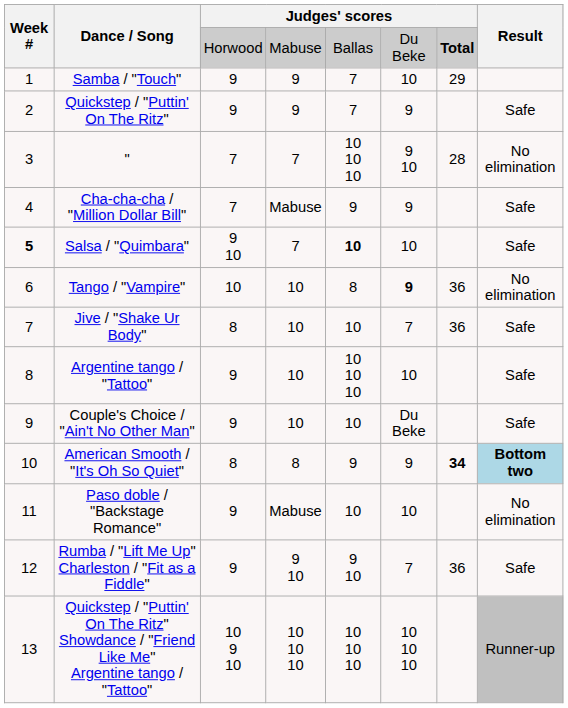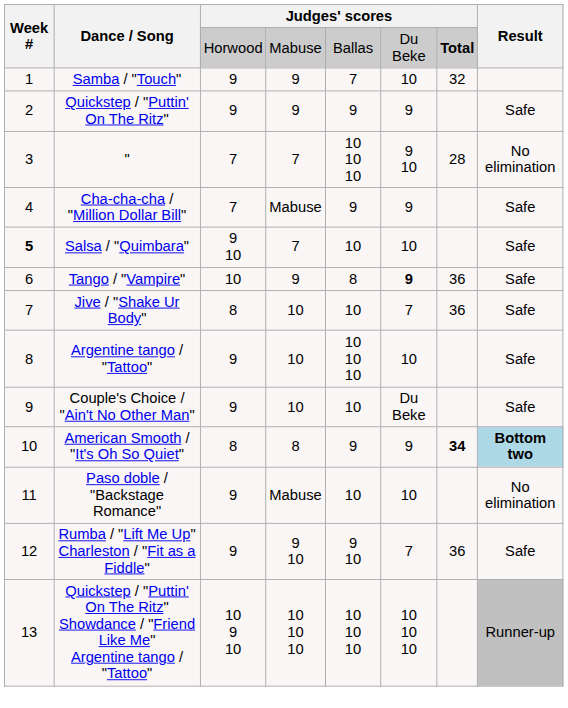(457, 79) 29 -> (457, 79) 32
(353, 111) 7 -> (353, 111) 9
(353, 247) bold -> (353, 247) normal
(296, 287) 10 -> (296, 278) 9
(520, 287) No elimination -> (520, 278) Safe
